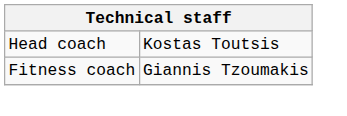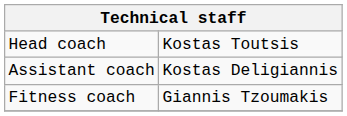+ row: (82, 71)
